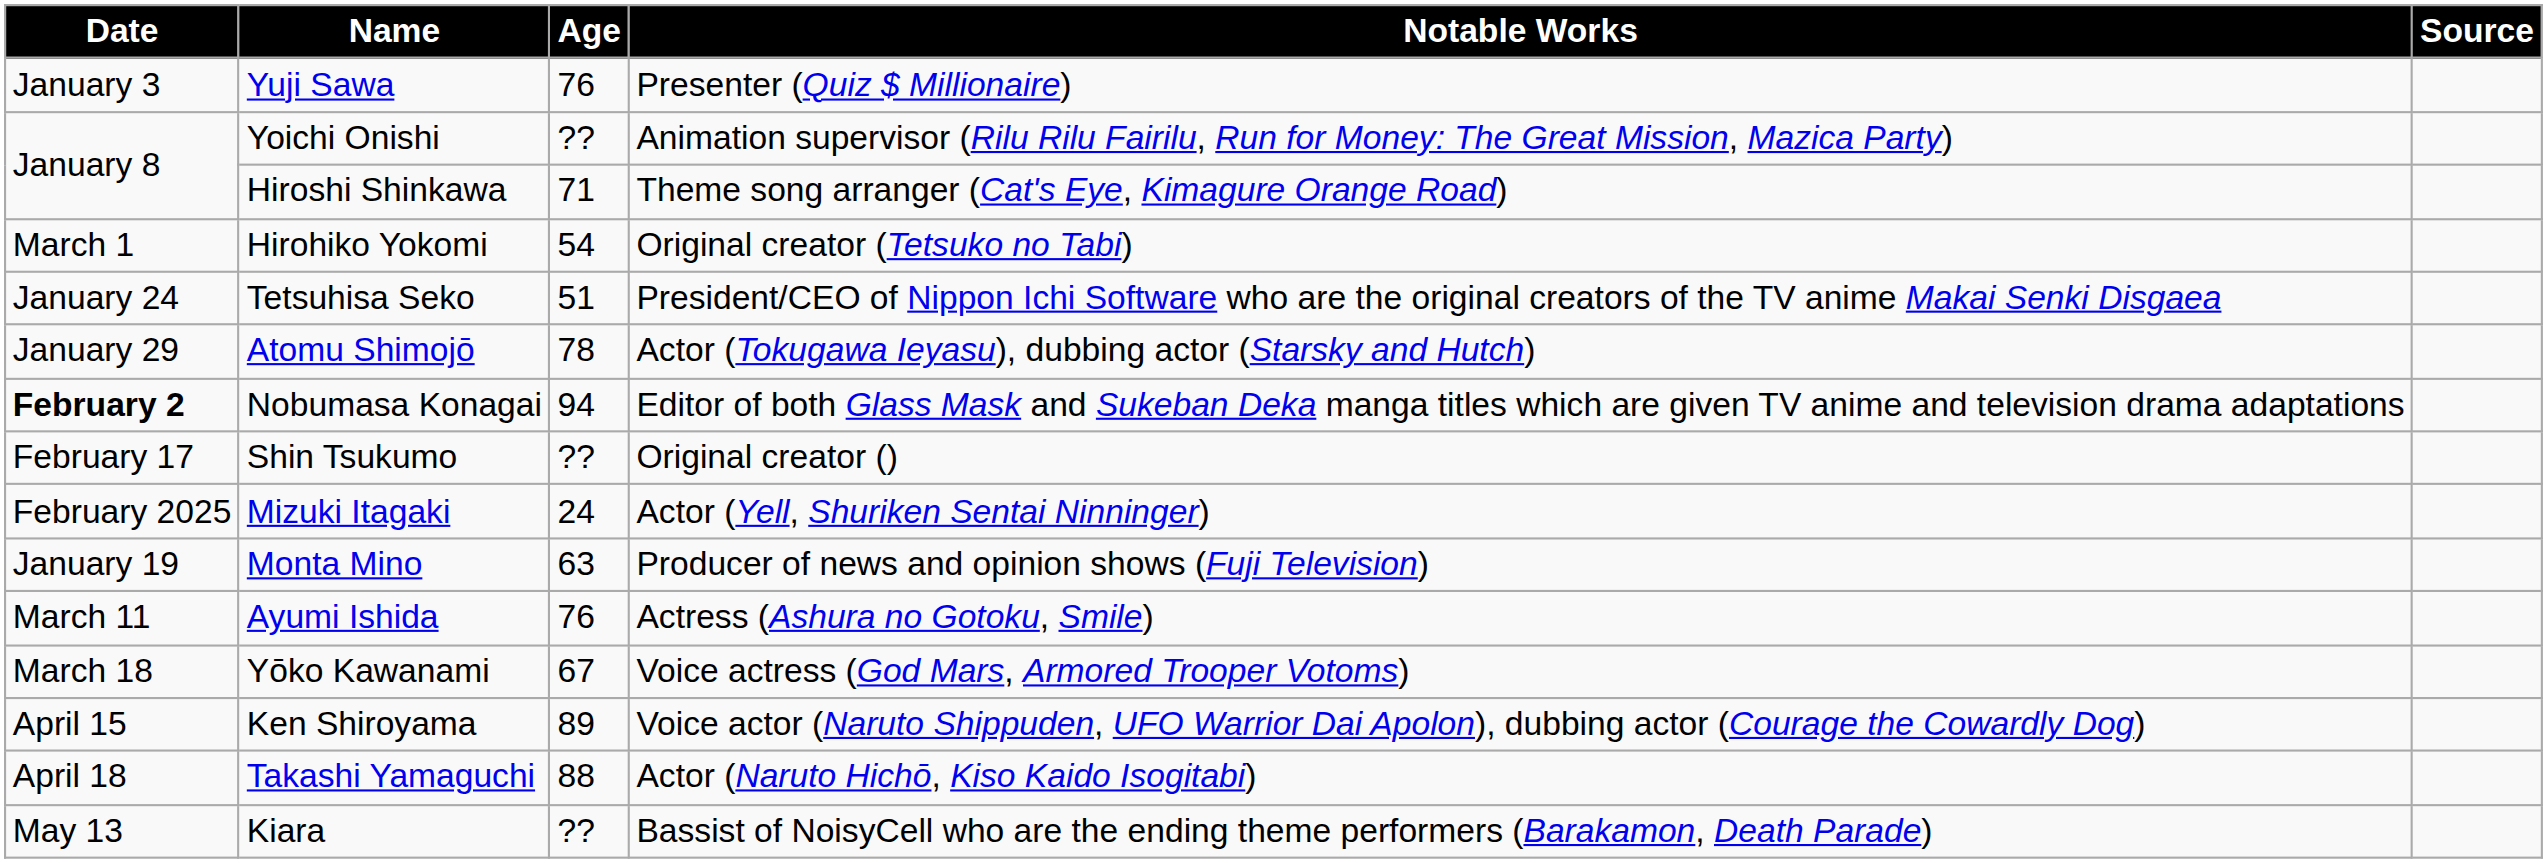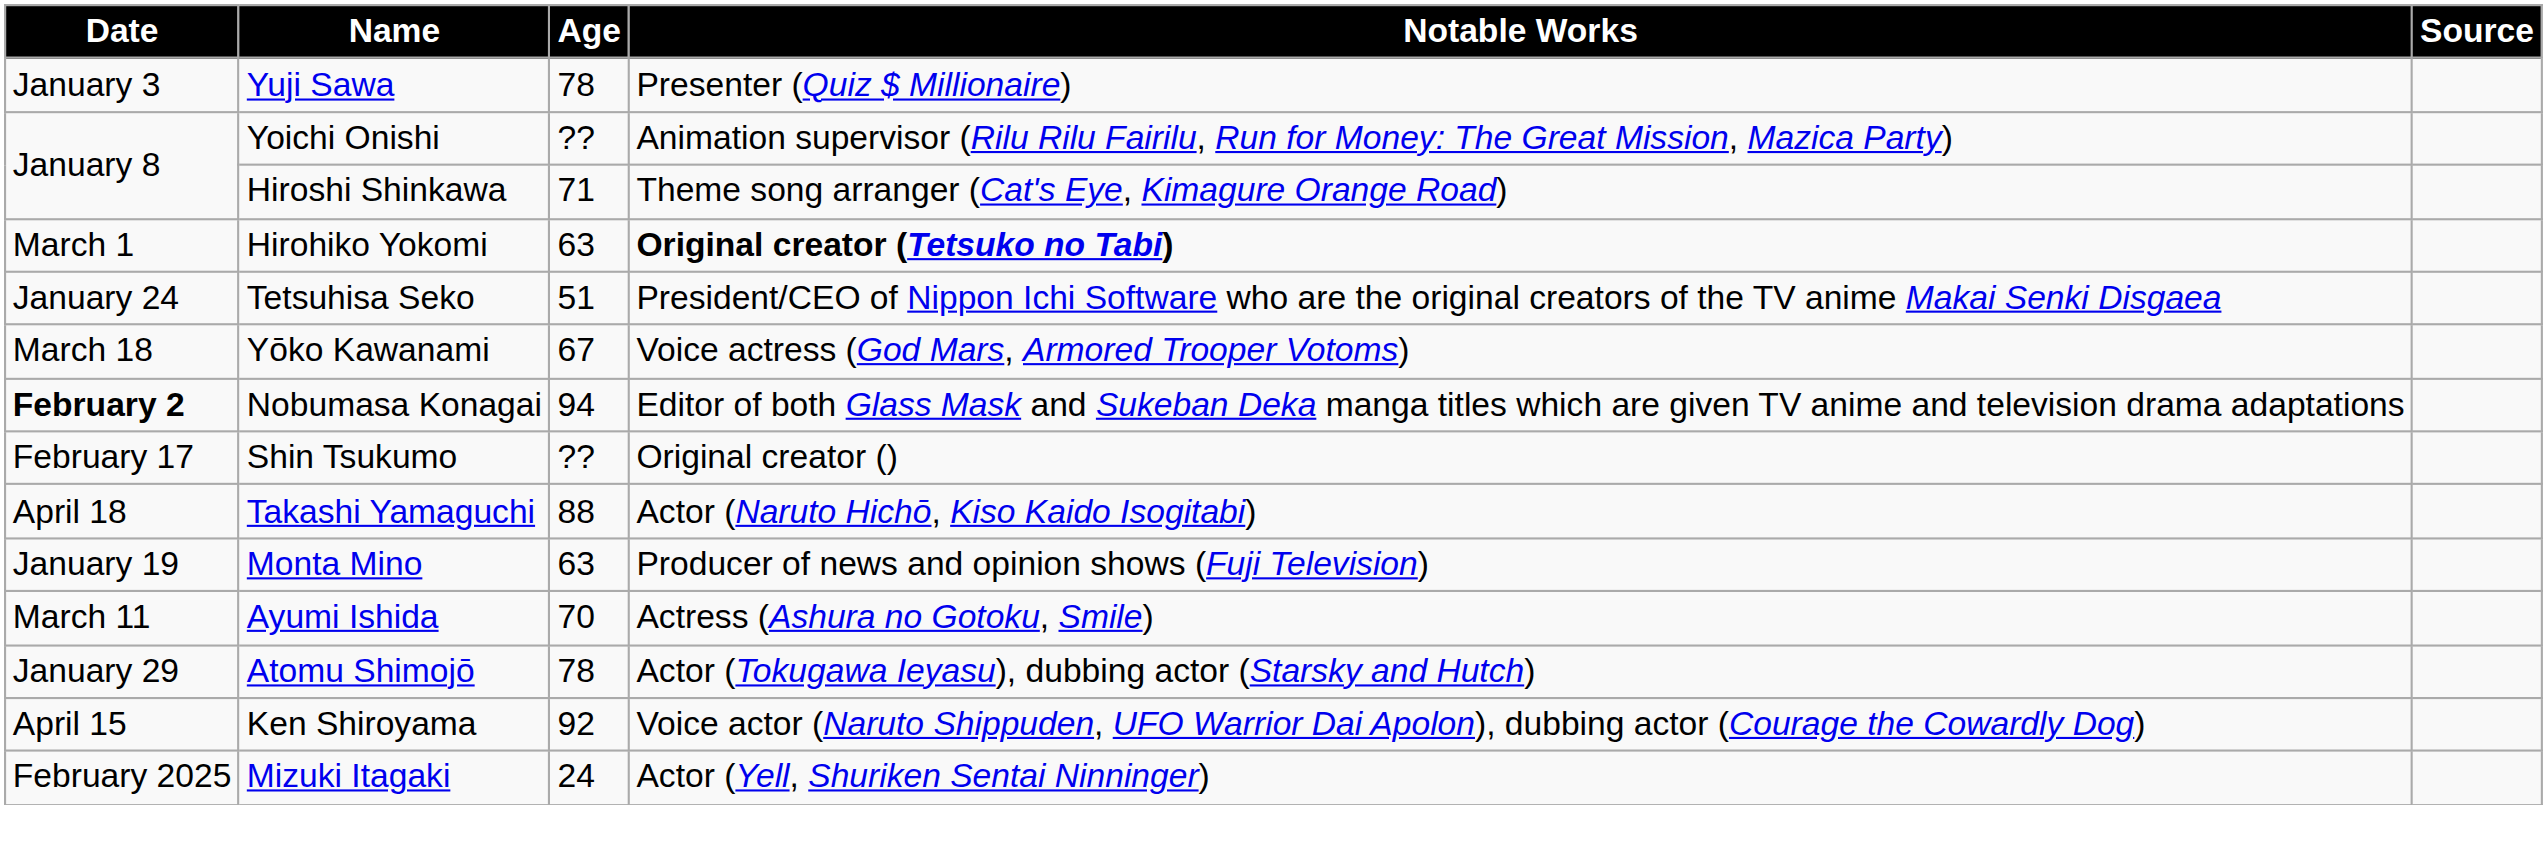(576, 84) 76 -> (576, 84) 78
(576, 244) 54 -> (576, 244) 63
(885, 244) normal -> (905, 244) bold
rows swapped: (361, 350) <-> (368, 670)
rows swapped: (349, 510) <-> (391, 777)
(576, 617) 76 -> (576, 617) 70
(576, 723) 89 -> (576, 723) 92
- row: (286, 830)
